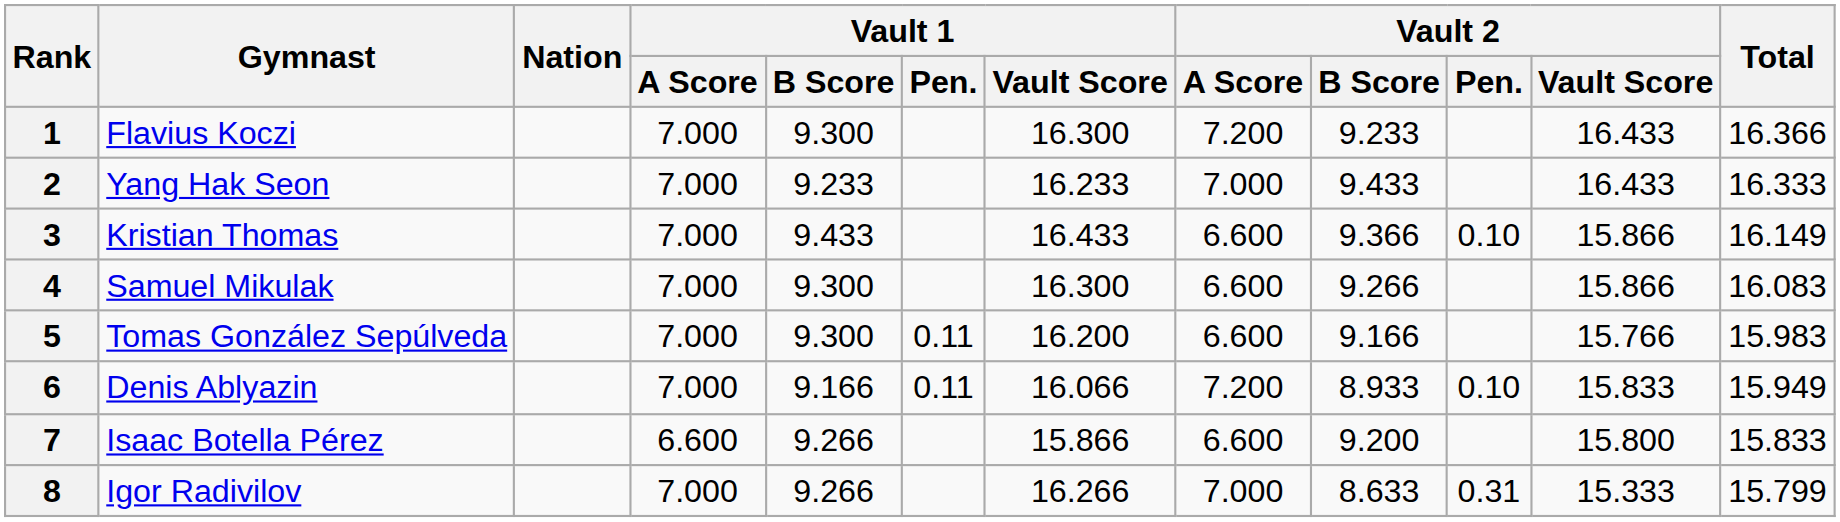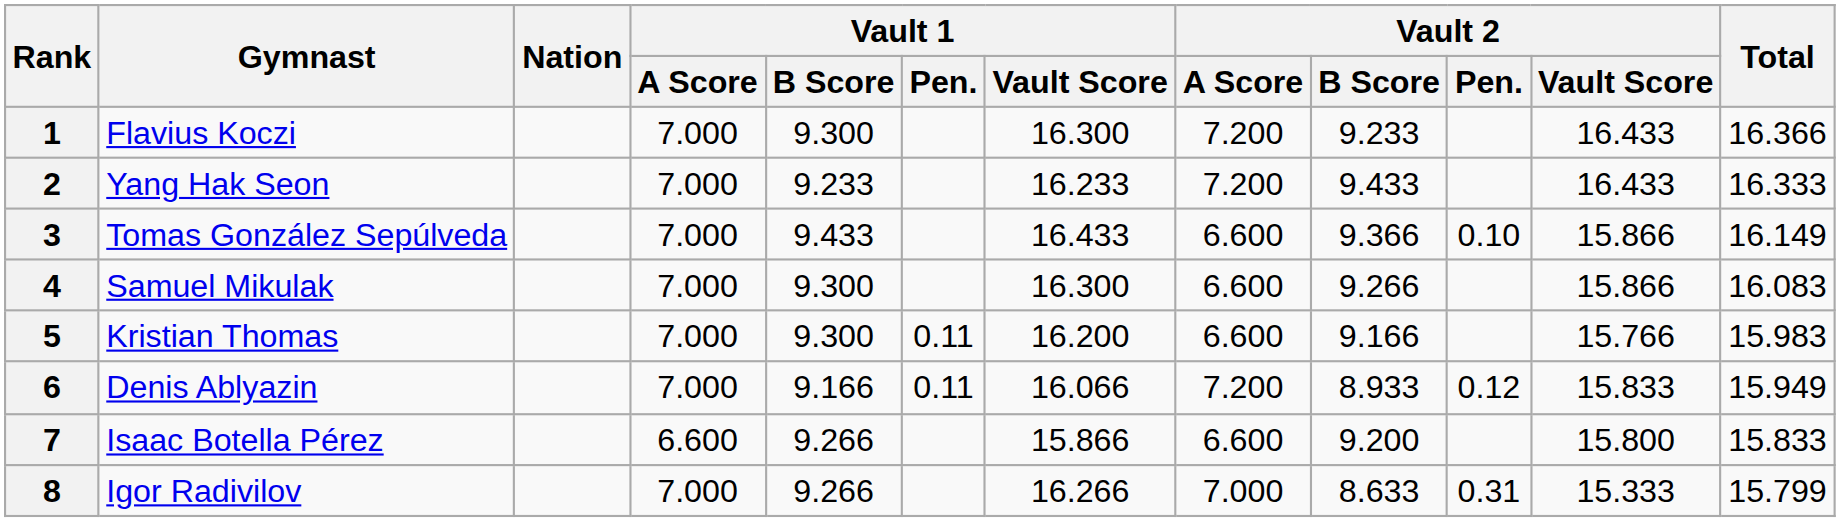(1243, 184) 7.000 -> (1243, 184) 7.200
(222, 235) Kristian Thomas -> (307, 235) Tomas González Sepúlveda
(307, 337) Tomas González Sepúlveda -> (222, 337) Kristian Thomas
(1489, 388) 0.10 -> (1489, 388) 0.12
